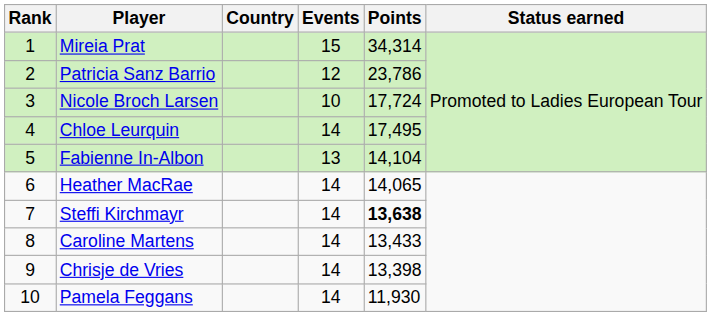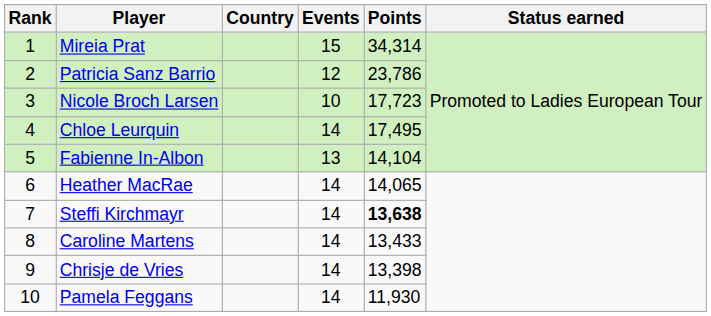(395, 102) 17,724 -> (395, 102) 17,723
